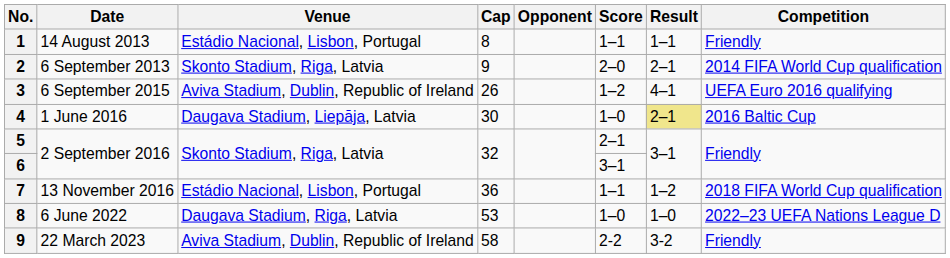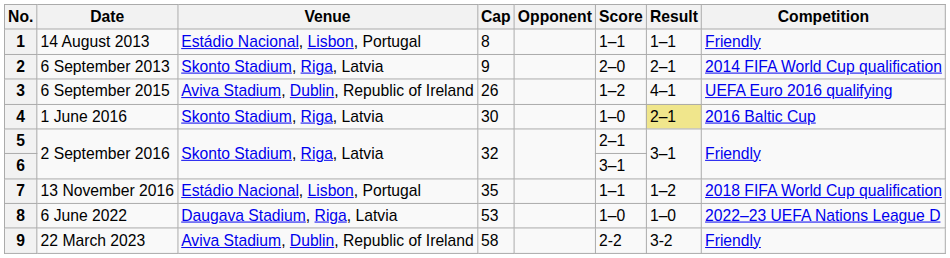(298, 116) Daugava Stadium, Liepāja, Latvia -> (282, 116) Skonto Stadium, Riga, Latvia
(490, 191) 36 -> (490, 191) 35
